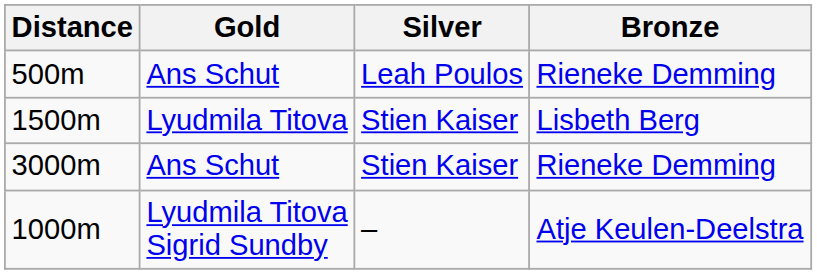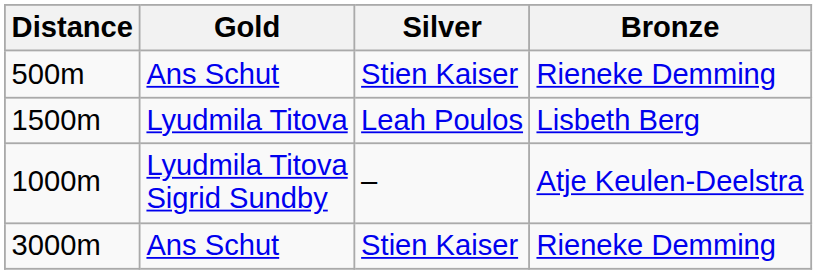(442, 73) Leah Poulos -> (440, 73) Stien Kaiser
(440, 119) Stien Kaiser -> (442, 119) Leah Poulos
rows swapped: (56, 228) <-> (56, 166)
